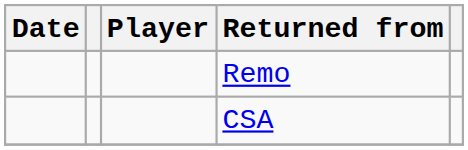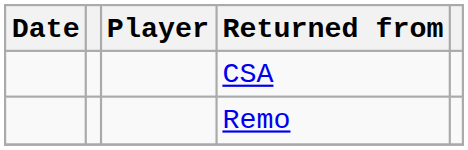rows swapped: (248, 121) <-> (256, 74)
